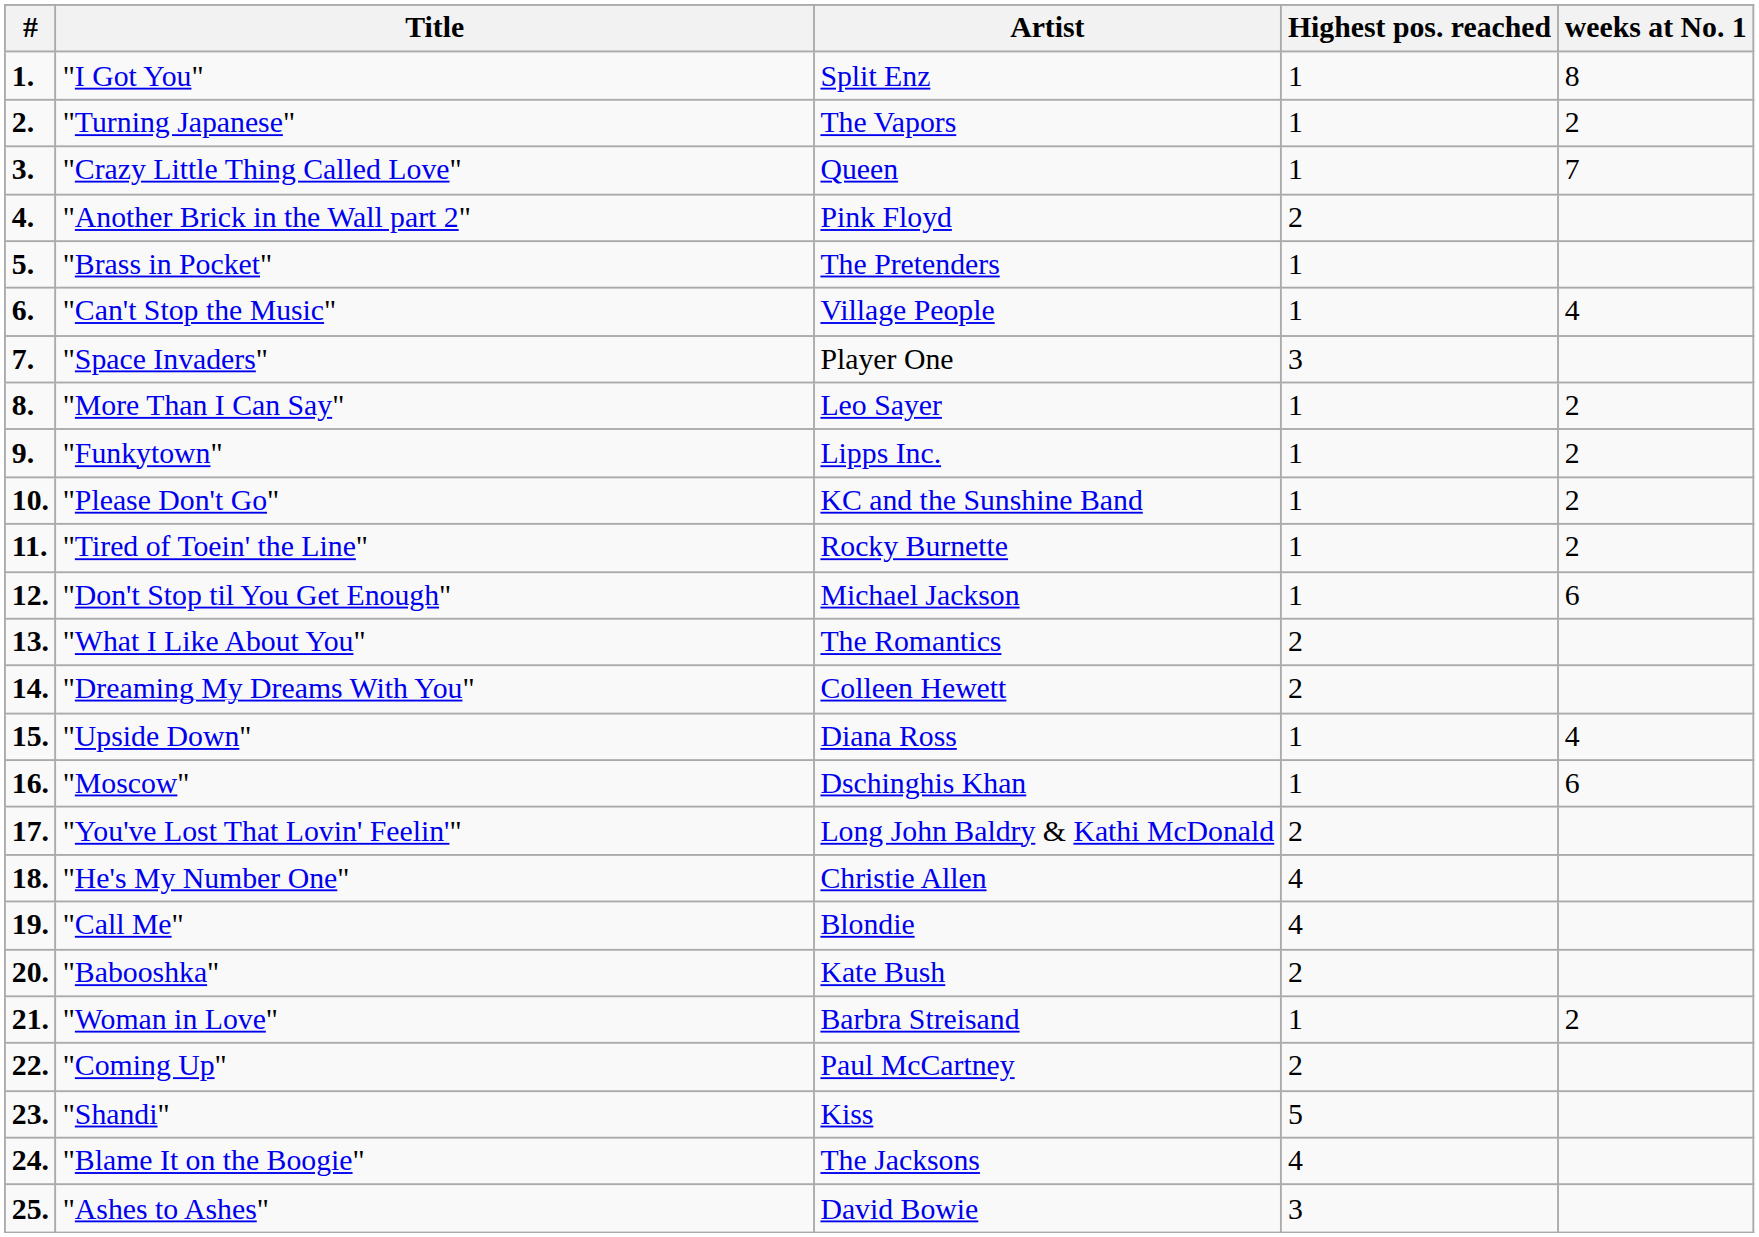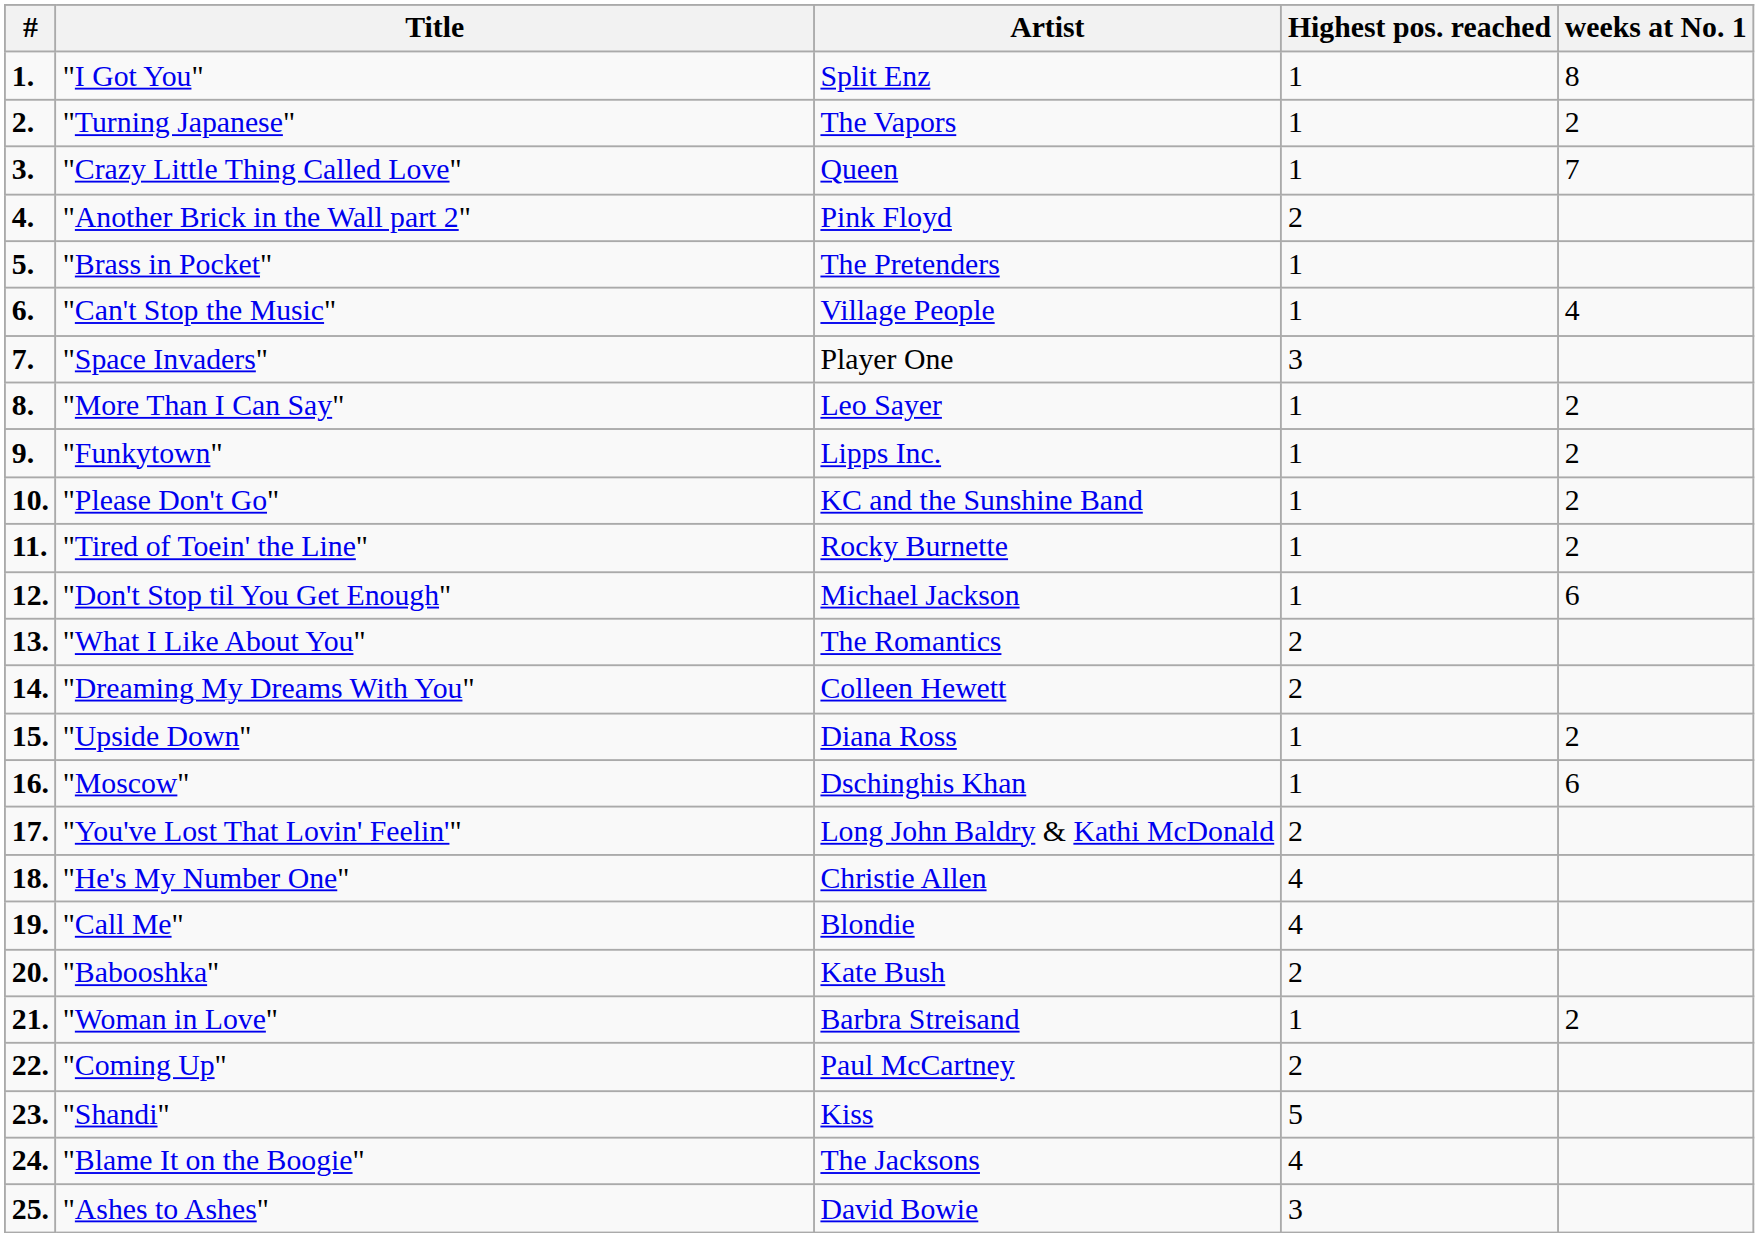(1572, 736) 4 -> (1572, 736) 2
